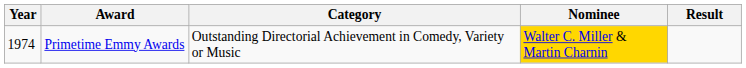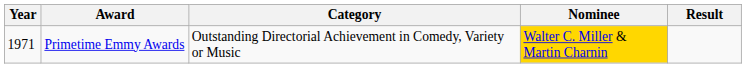(21, 44) 1974 -> (21, 44) 1971
